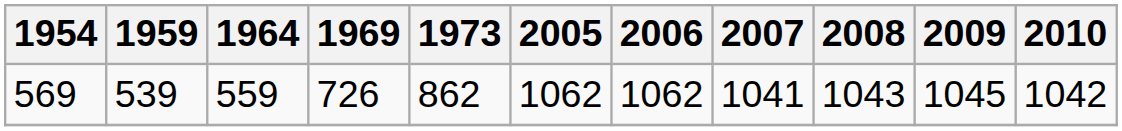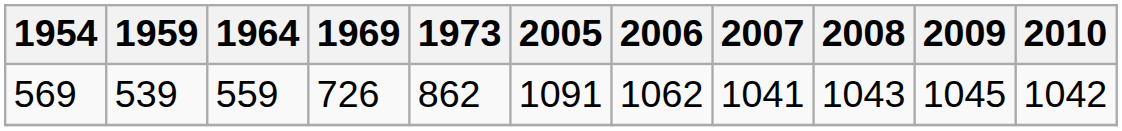(561, 93) 1062 -> (561, 93) 1091
